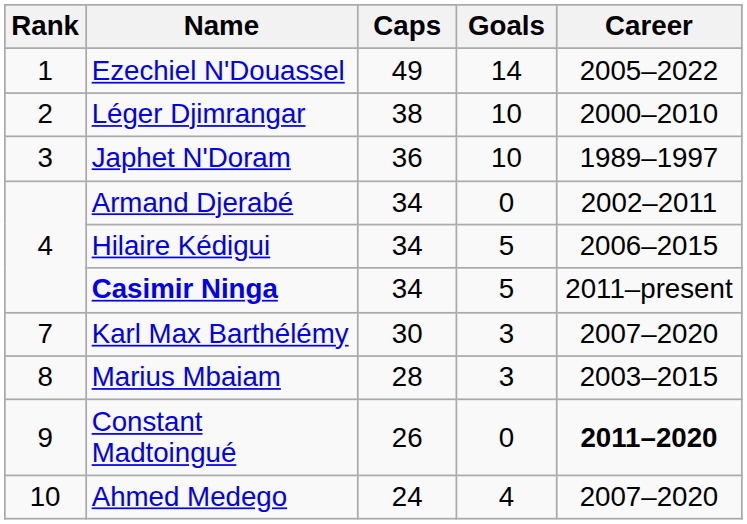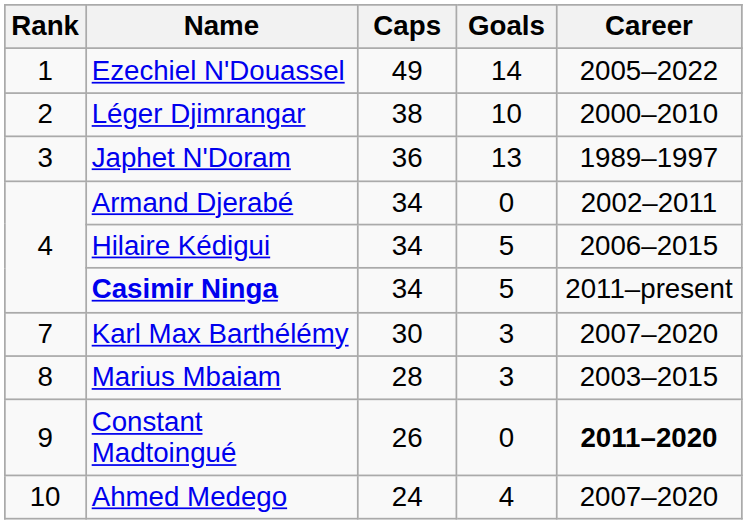(506, 158) 10 -> (506, 158) 13
